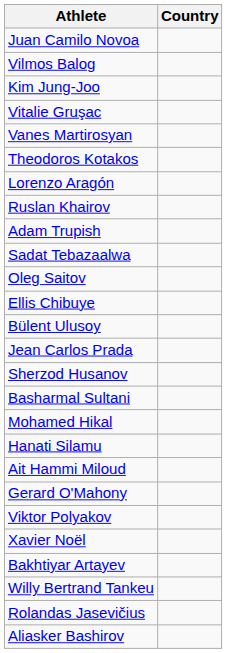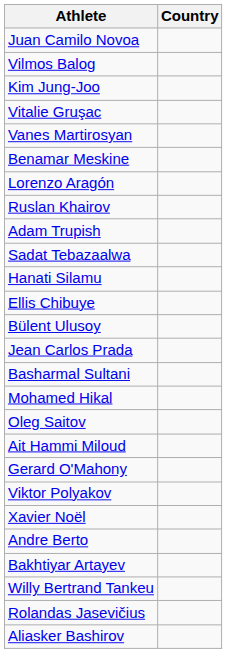+ row: (69, 159)
- row: (73, 159)
rows swapped: (55, 445) <-> (47, 278)
- row: (68, 374)
+ row: (48, 541)
